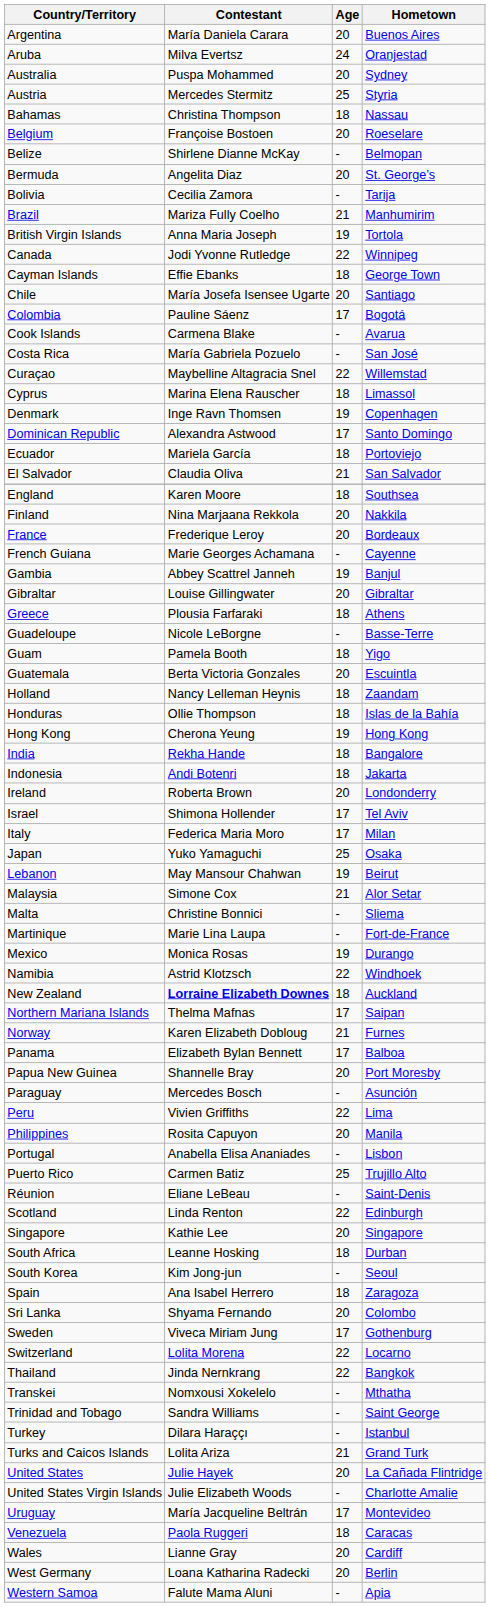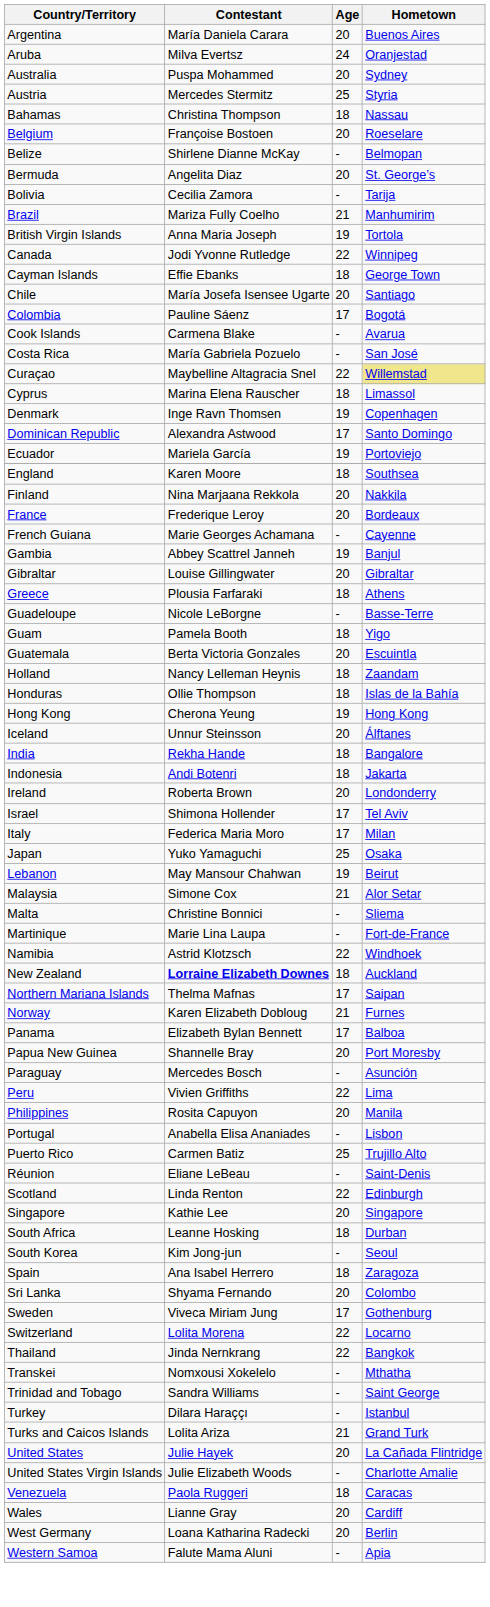(396, 374) no background -> (396, 374) khaki background
(343, 454) 18 -> (343, 454) 19
- row: (40, 474)
+ row: (28, 734)
- row: (27, 953)
- row: (31, 1512)
